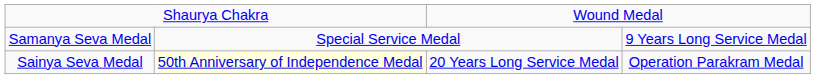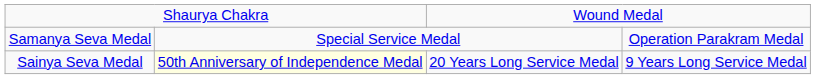(716, 39) 9 Years Long Service Medal -> (716, 39) Operation Parakram Medal
(716, 62) Operation Parakram Medal -> (716, 62) 9 Years Long Service Medal
